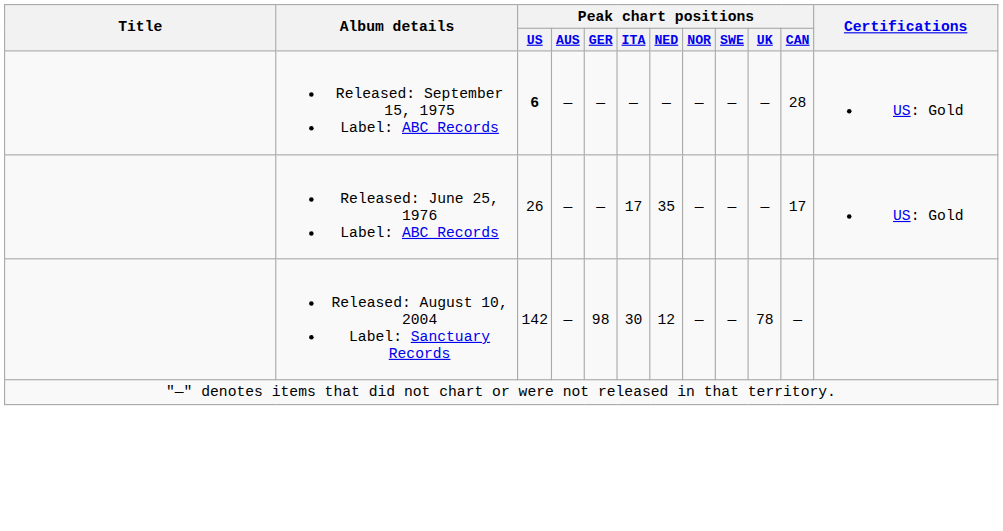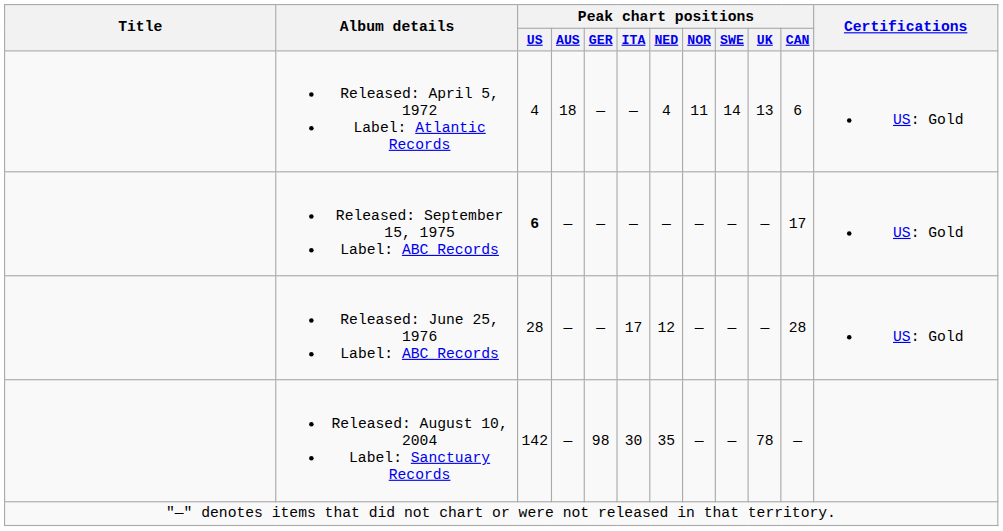+ row: (397, 120)
(798, 103) 28 -> (798, 224) 17
(535, 207) 26 -> (535, 328) 28
(666, 207) 35 -> (666, 328) 12
(798, 207) 17 -> (798, 328) 28
(666, 320) 12 -> (666, 441) 35
